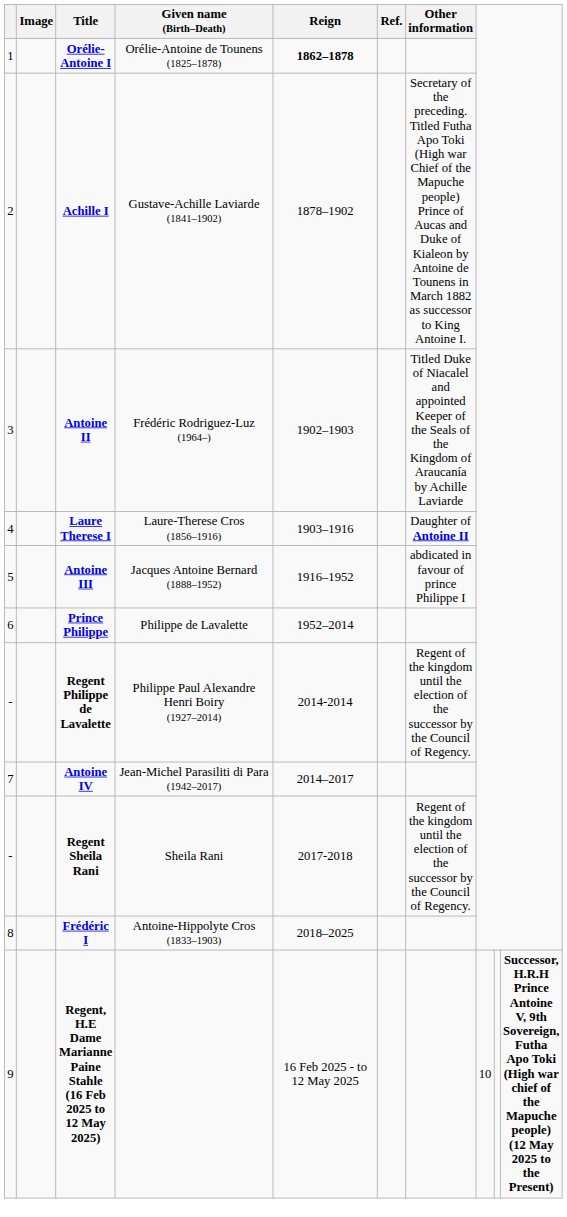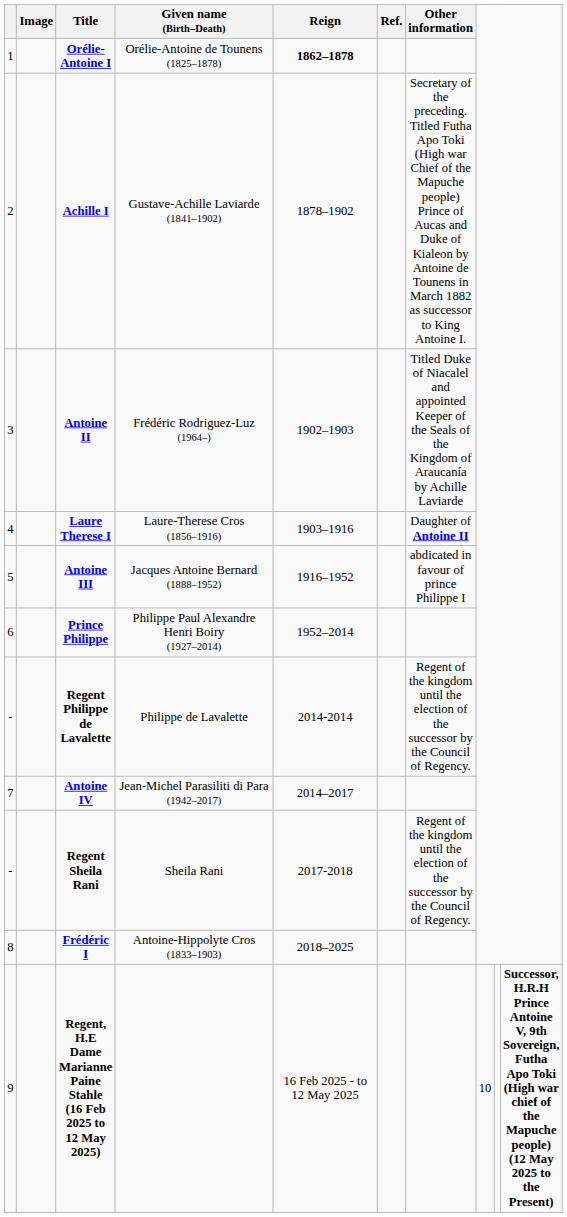(194, 625) Philippe de Lavalette -> (194, 632) Philippe Paul Alexandre Henri Boiry (1927–2014)
(194, 702) Philippe Paul Alexandre Henri Boiry (1927–2014) -> (194, 716) Philippe de Lavalette
